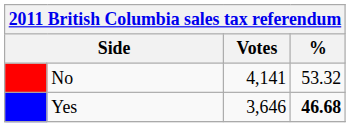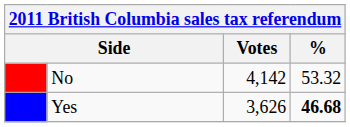(266, 77) 4,141 -> (266, 77) 4,142
(266, 107) 3,646 -> (266, 107) 3,626
